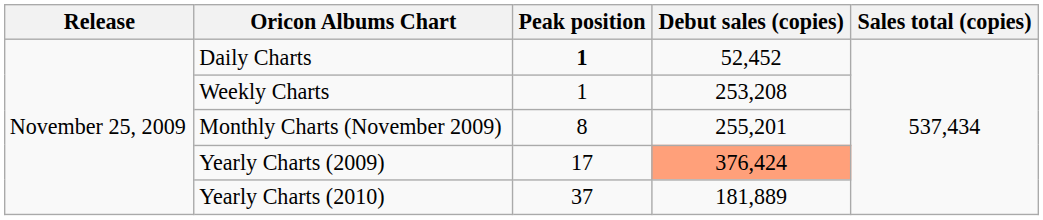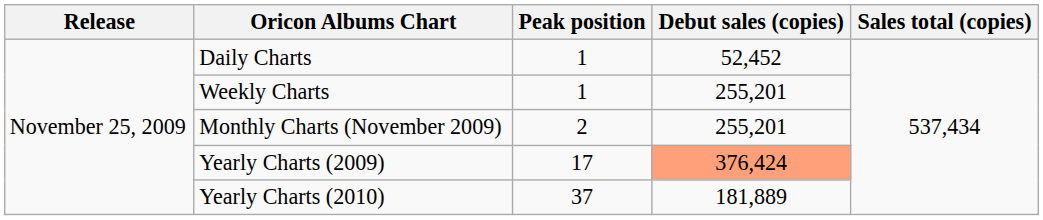(582, 57) bold -> (582, 57) normal
(751, 92) 253,208 -> (751, 92) 255,201
(582, 127) 8 -> (582, 127) 2
